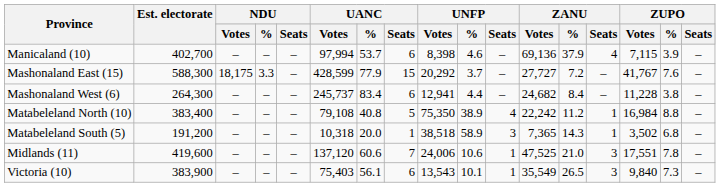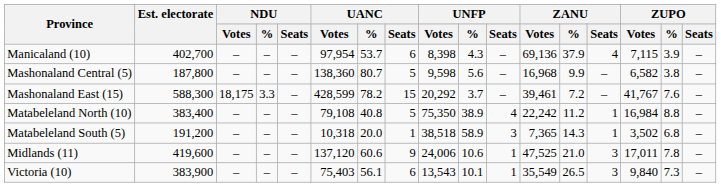(337, 53) 97,994 -> (337, 53) 97,954
(475, 53) 4.6 -> (475, 53) 4.3
+ row: (70, 73)
(371, 73) 77.9 -> (371, 93) 78.2
(539, 73) 27,727 -> (540, 93) 39,461
- row: (63, 93)
(412, 152) 7 -> (413, 152) 9
(640, 152) 17,551 -> (641, 152) 17,011
